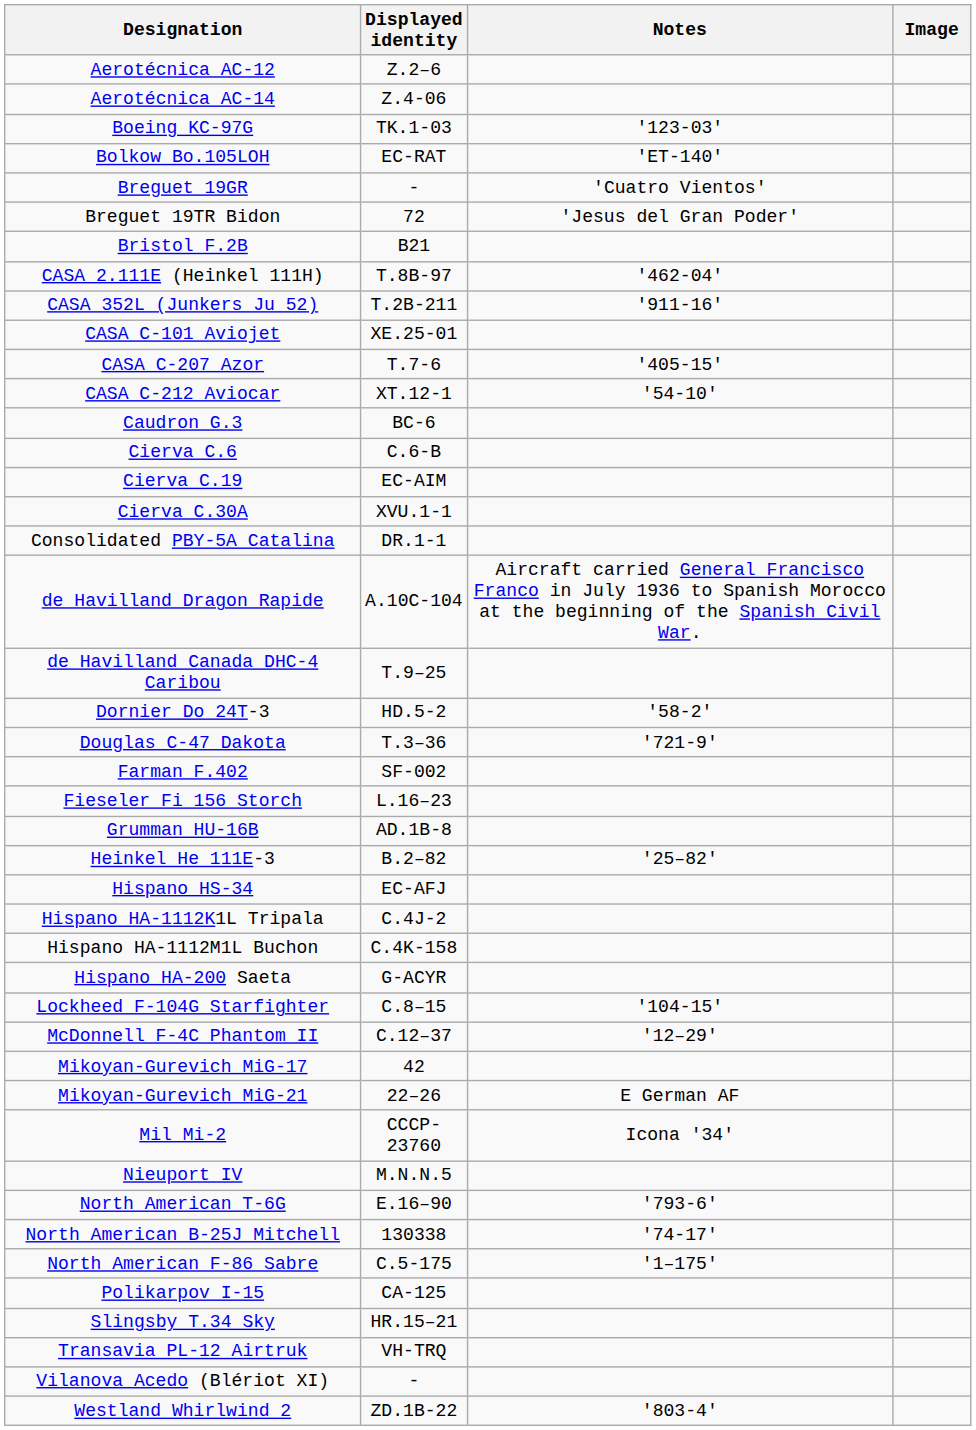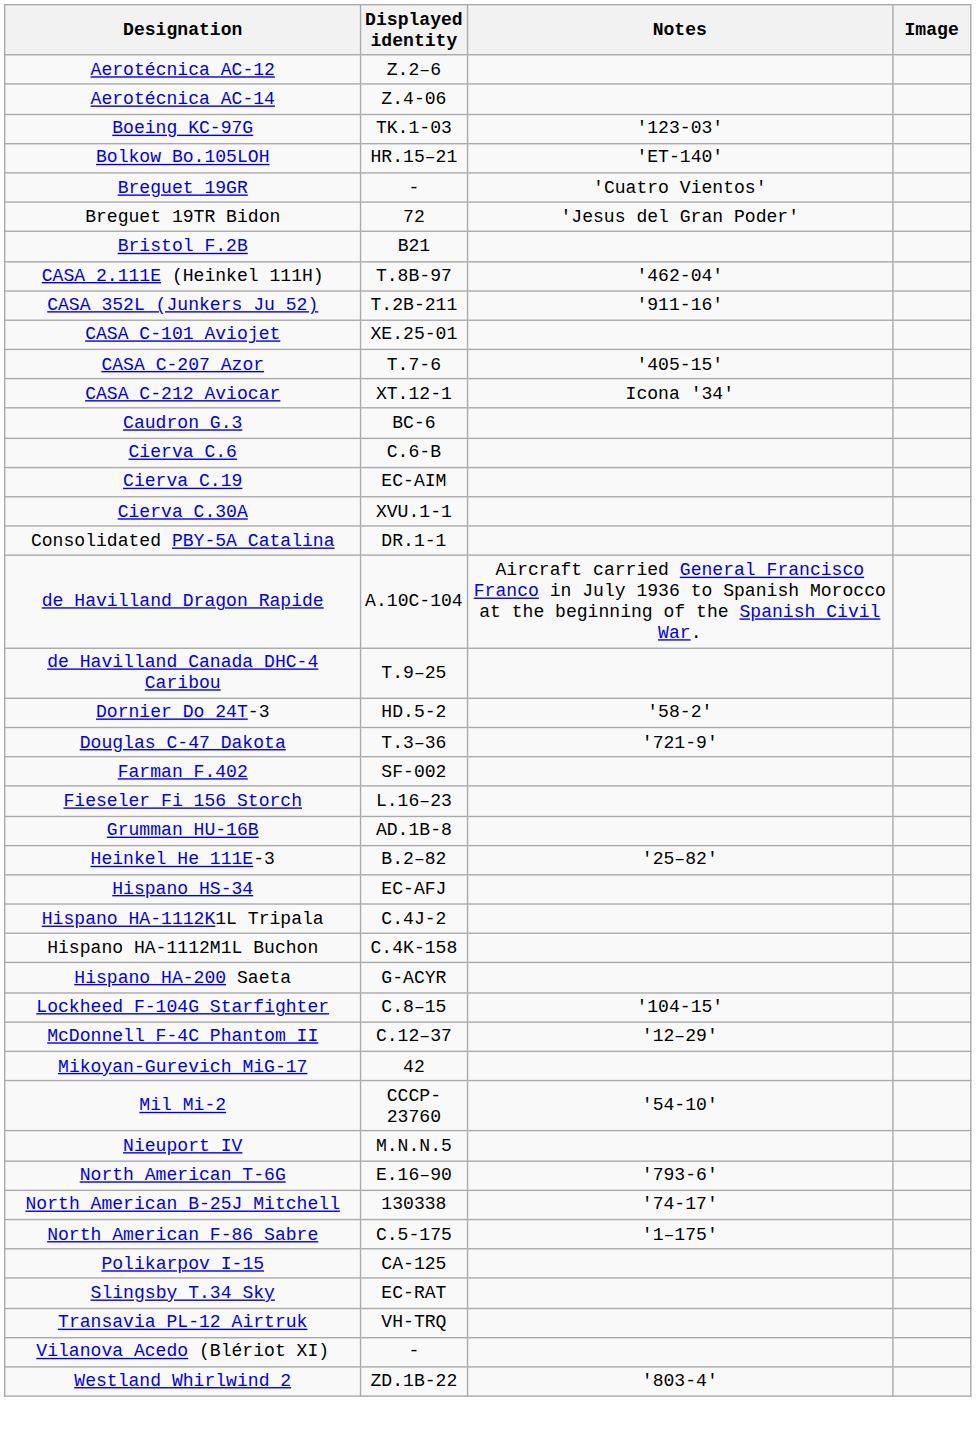(414, 158) EC-RAT -> (414, 158) HR.15–21
(680, 394) '54-10' -> (680, 394) Icona '34'
- row: (183, 1096)
(680, 1135) Icona '34' -> (680, 1106) '54-10'
(414, 1323) HR.15–21 -> (414, 1293) EC-RAT
